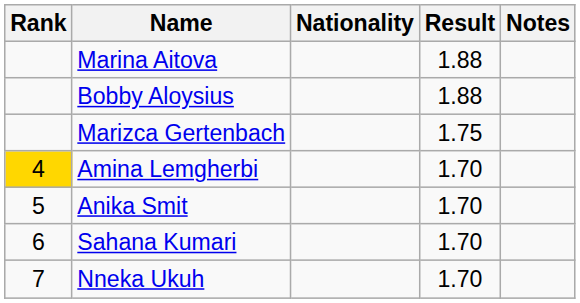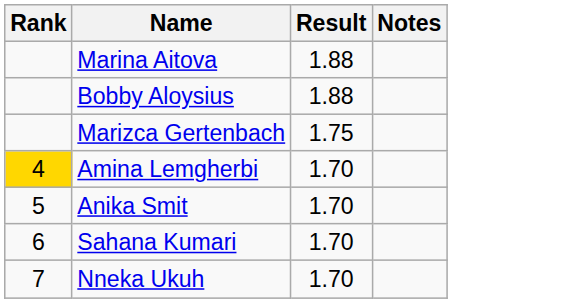- column: (355, 23)
